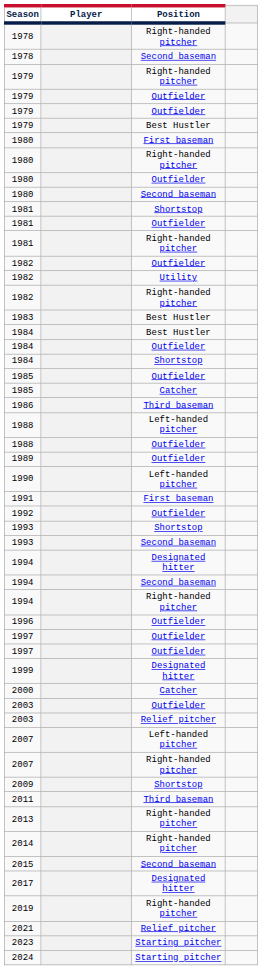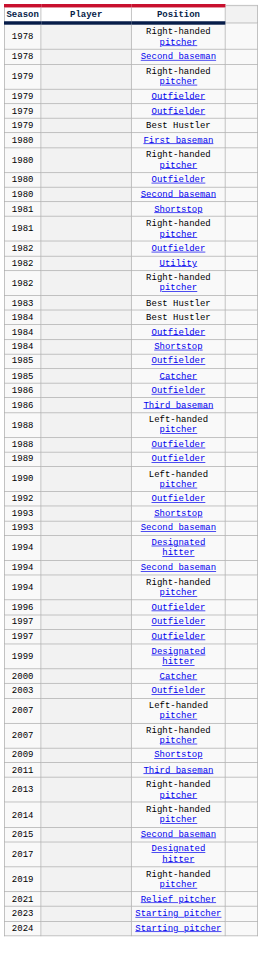- row: (23, 224)
+ row: (23, 391)
- row: (23, 499)
- row: (23, 720)
